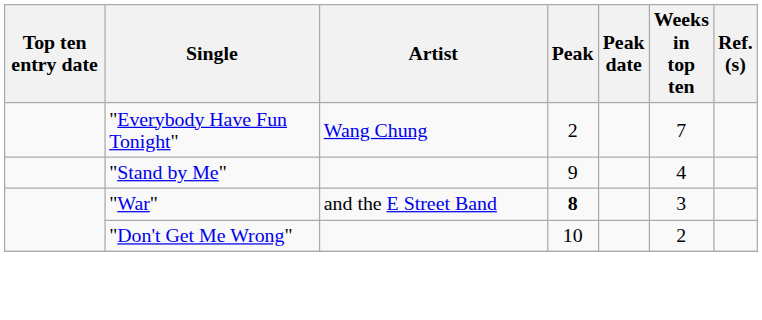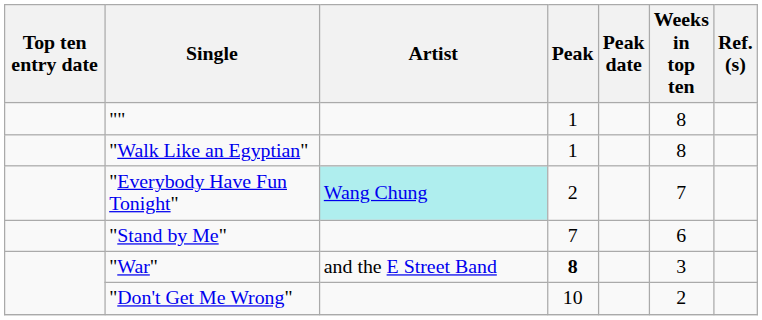+ row: (117, 118)
+ row: (209, 150)
(376, 129) no background -> (376, 192) paleturquoise background
(573, 172) 9 -> (573, 235) 7
(681, 172) 4 -> (681, 235) 6
